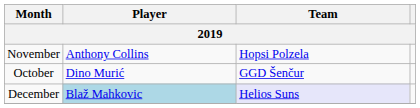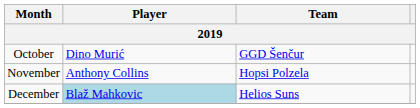rows swapped: (34, 73) <-> (34, 53)
(269, 93) lavender background -> (269, 93) no background
